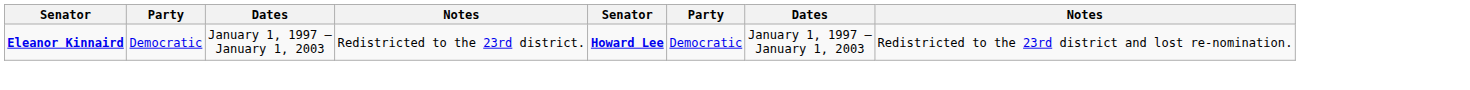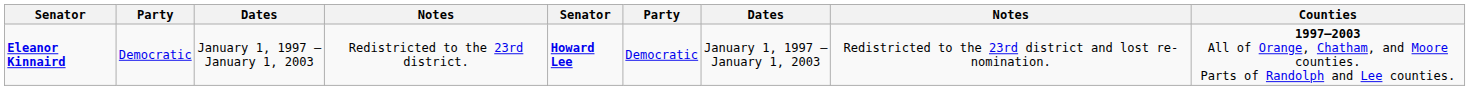+ column: (1328, 14)
